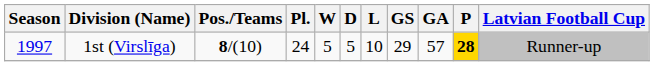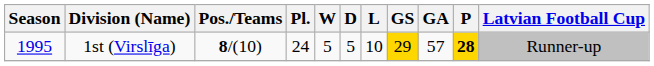(35, 46) 1997 -> (35, 46) 1995
(403, 46) no background -> (403, 46) gold background
